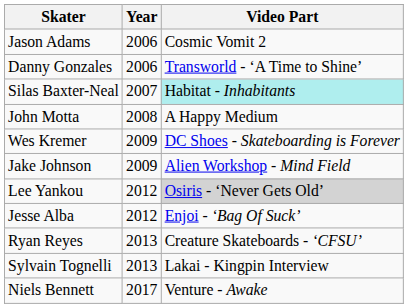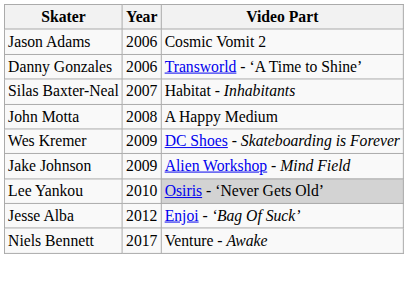(230, 91) paleturquoise background -> (230, 91) no background
(142, 191) 2012 -> (142, 191) 2010
- row: (45, 240)
- row: (60, 265)
